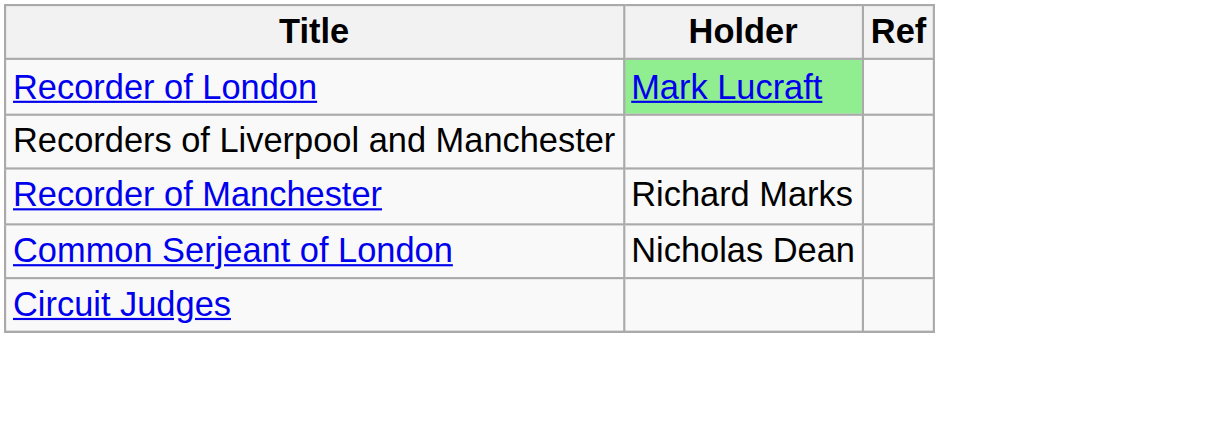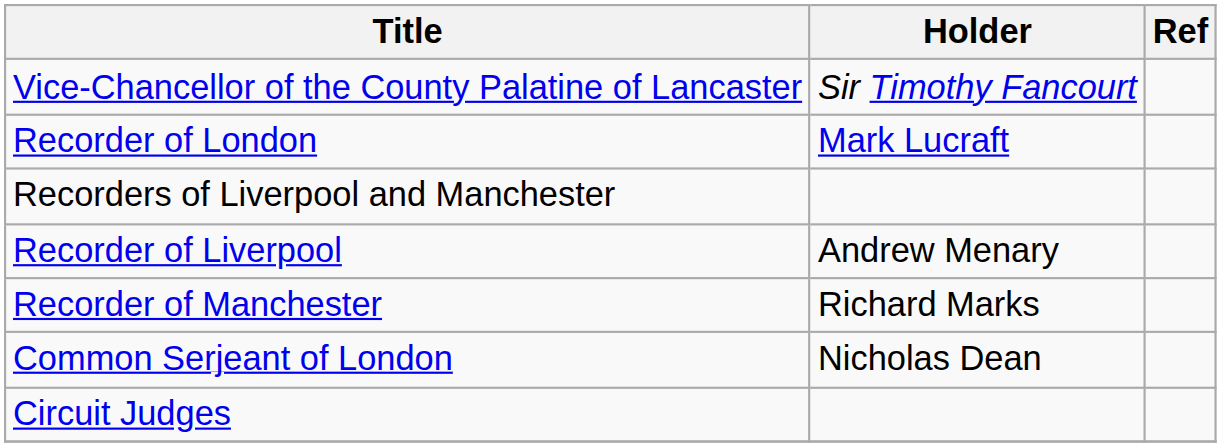+ row: (408, 86)
(727, 86) lightgreen background -> (914, 140) no background
+ row: (177, 250)
